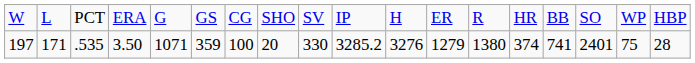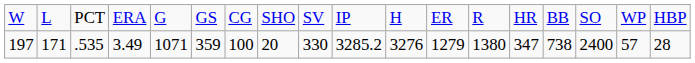(128, 44) 3.50 -> (128, 44) 3.49
(526, 44) 374 -> (526, 44) 347
(559, 44) 741 -> (559, 44) 738
(596, 44) 2401 -> (596, 44) 2400
(629, 44) 75 -> (629, 44) 57
